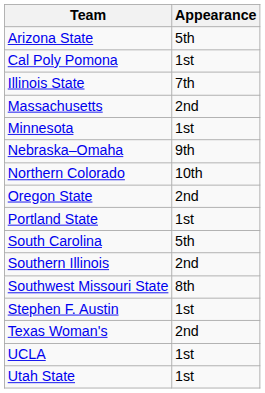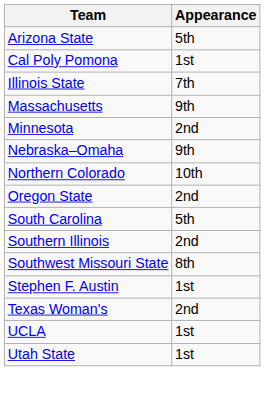(187, 106) 2nd -> (185, 106) 9th
(184, 128) 1st -> (187, 128) 2nd
- row: (53, 219)
